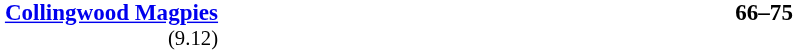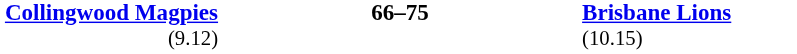+ column: (657, 12)
